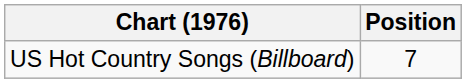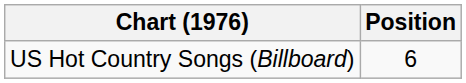(411, 59) 7 -> (411, 59) 6
